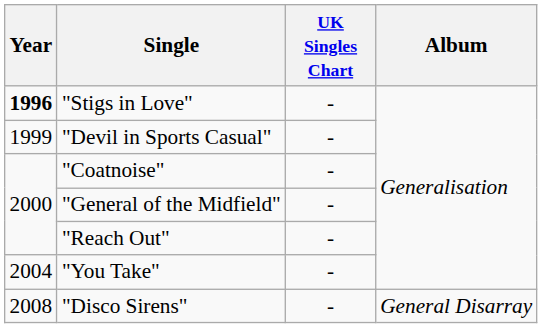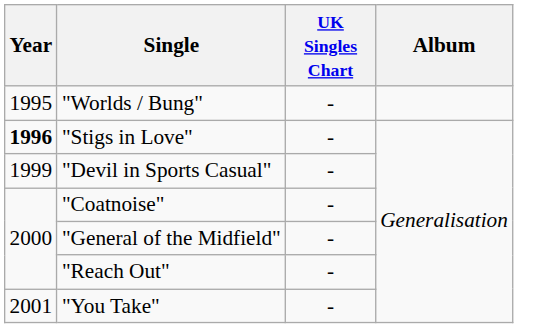+ row: (132, 103)
(31, 271) 2004 -> (31, 305) 2001
- row: (125, 305)
